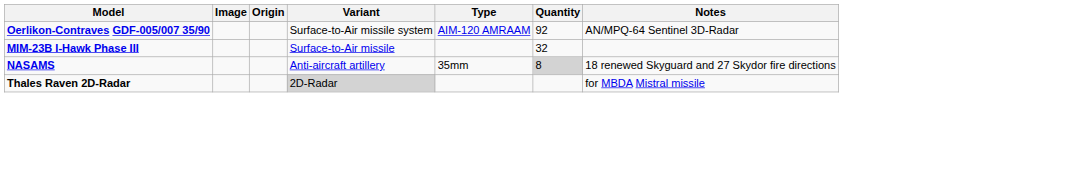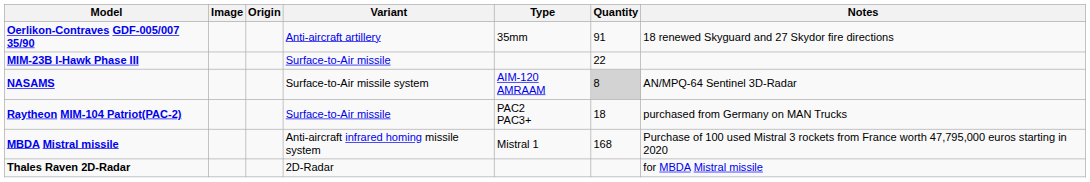(361, 30) Surface-to-Air missile system -> (333, 36) Anti-aircraft artillery
(484, 30) AIM-120 AMRAAM -> (512, 36) 35mm
(542, 30) 92 -> (600, 36) 91
(662, 30) AN/MPQ-64 Sentinel 3D-Radar -> (769, 36) 18 renewed Skyguard and 27 Skydor fire directions
(542, 48) 32 -> (600, 60) 22
(337, 65) Anti-aircraft artillery -> (357, 84) Surface-to-Air missile system
(453, 65) 35mm -> (521, 84) AIM-120 AMRAAM
(710, 65) 18 renewed Skyguard and 27 Skydor fire directions -> (720, 84) AN/MPQ-64 Sentinel 3D-Radar
+ row: (94, 114)
+ row: (63, 144)
(314, 83) lightgrey background -> (310, 167) no background
